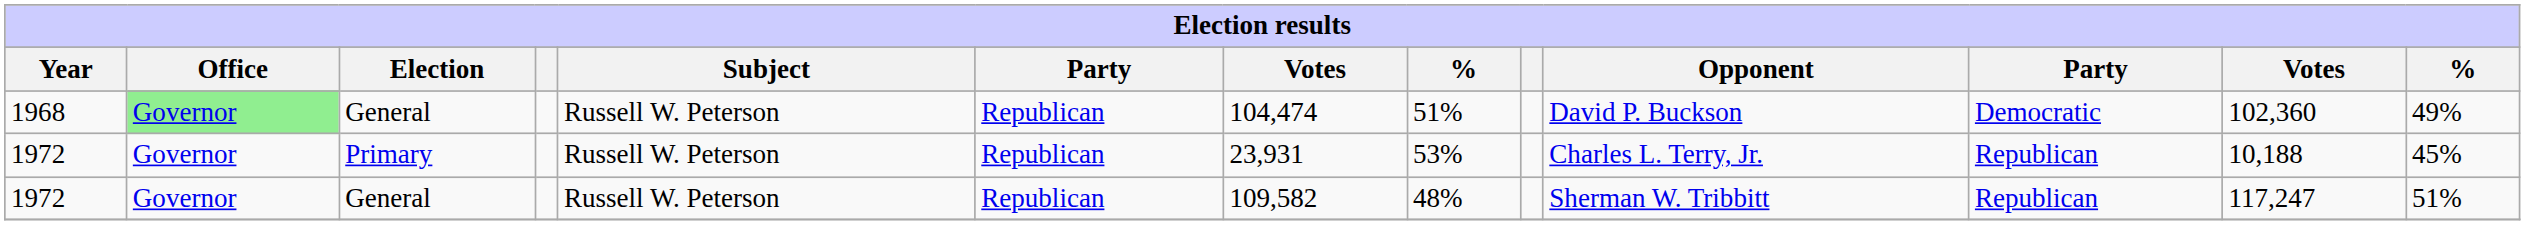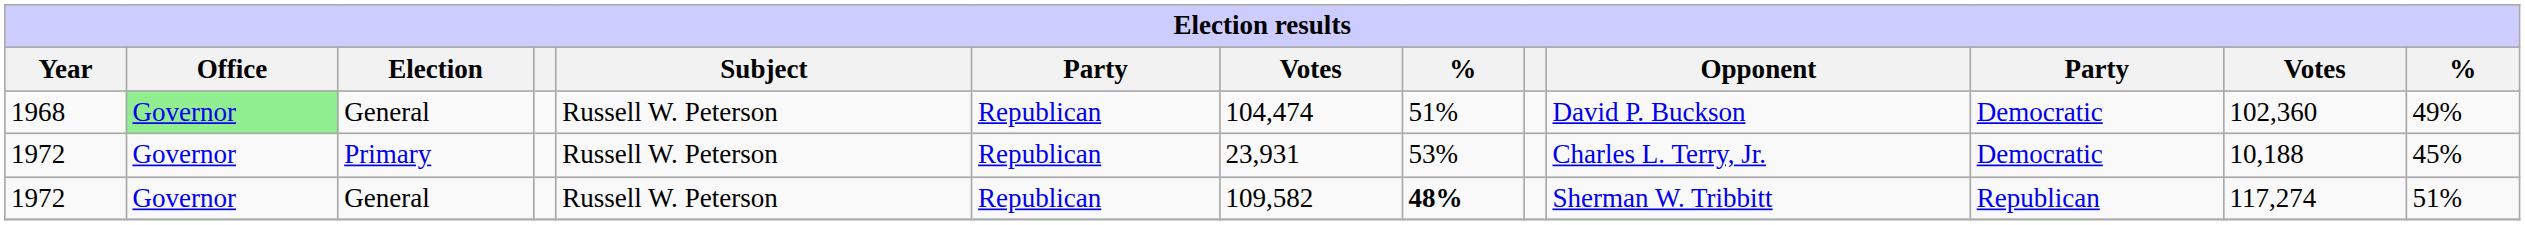(2036, 154) Republican -> (2040, 154) Democratic
(1438, 197) normal -> (1435, 197) bold
(2272, 197) 117,247 -> (2273, 197) 117,274
